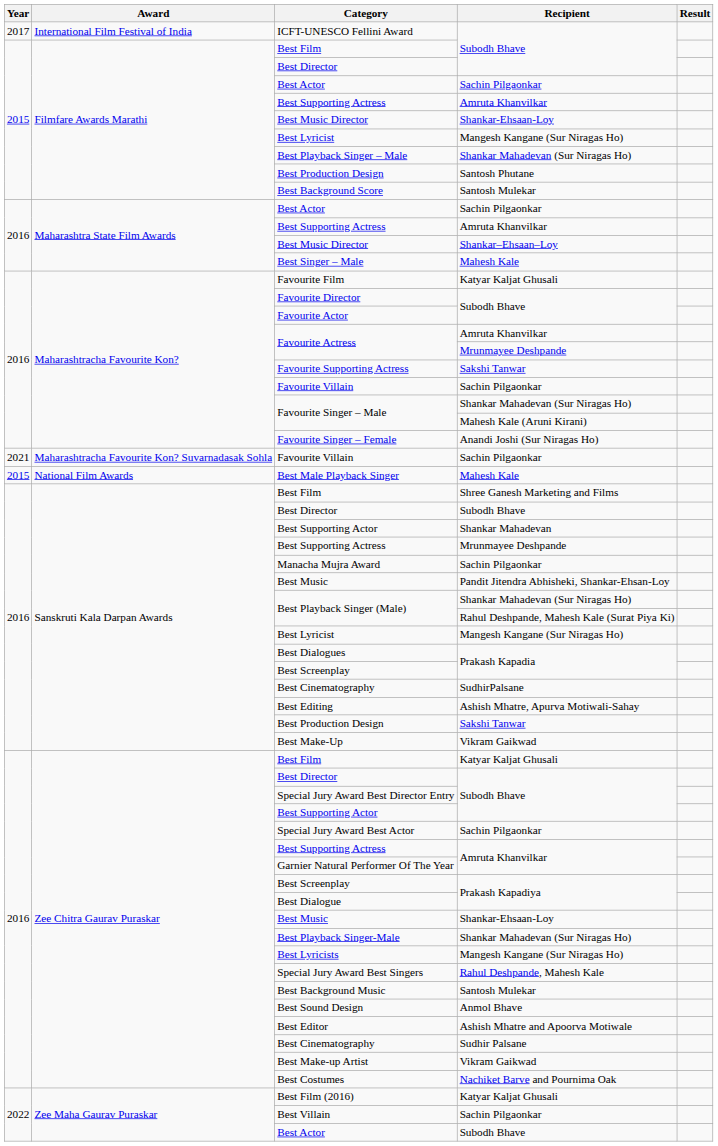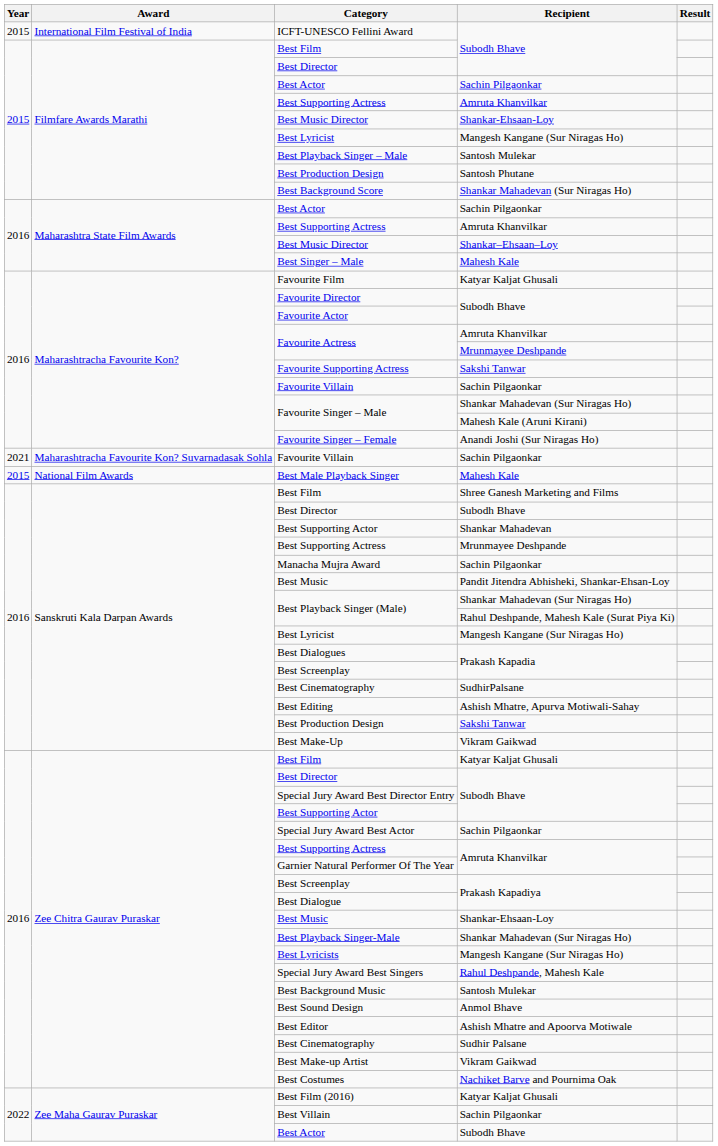(18, 31) 2017 -> (18, 31) 2015
(545, 155) Shankar Mahadevan (Sur Niragas Ho) -> (498, 155) Santosh Mulekar
(498, 191) Santosh Mulekar -> (545, 191) Shankar Mahadevan (Sur Niragas Ho)
